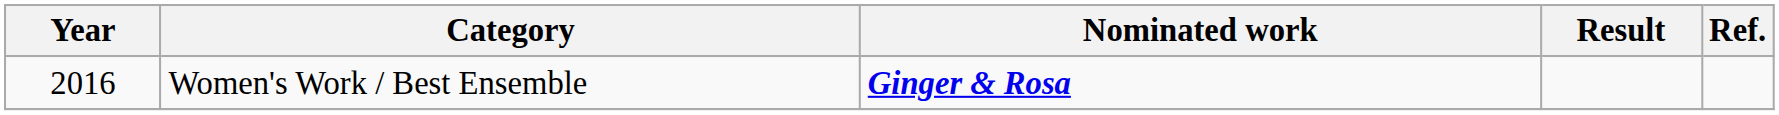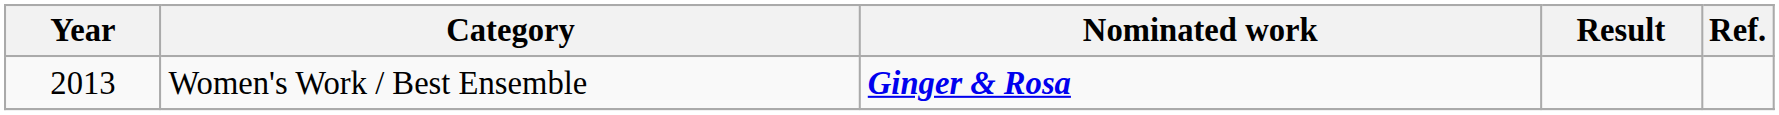(83, 82) 2016 -> (83, 82) 2013
